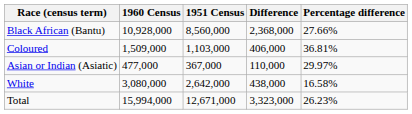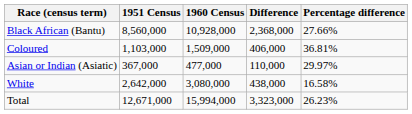columns swapped: (215, 13) <-> (151, 13)
